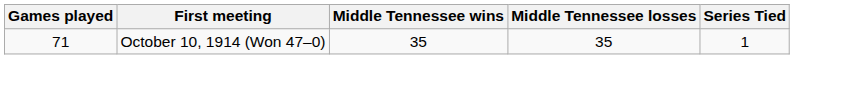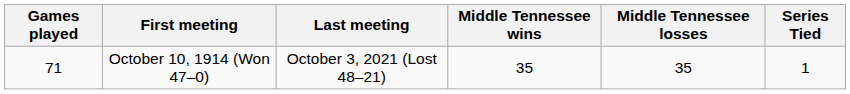+ column: (362, 25)
